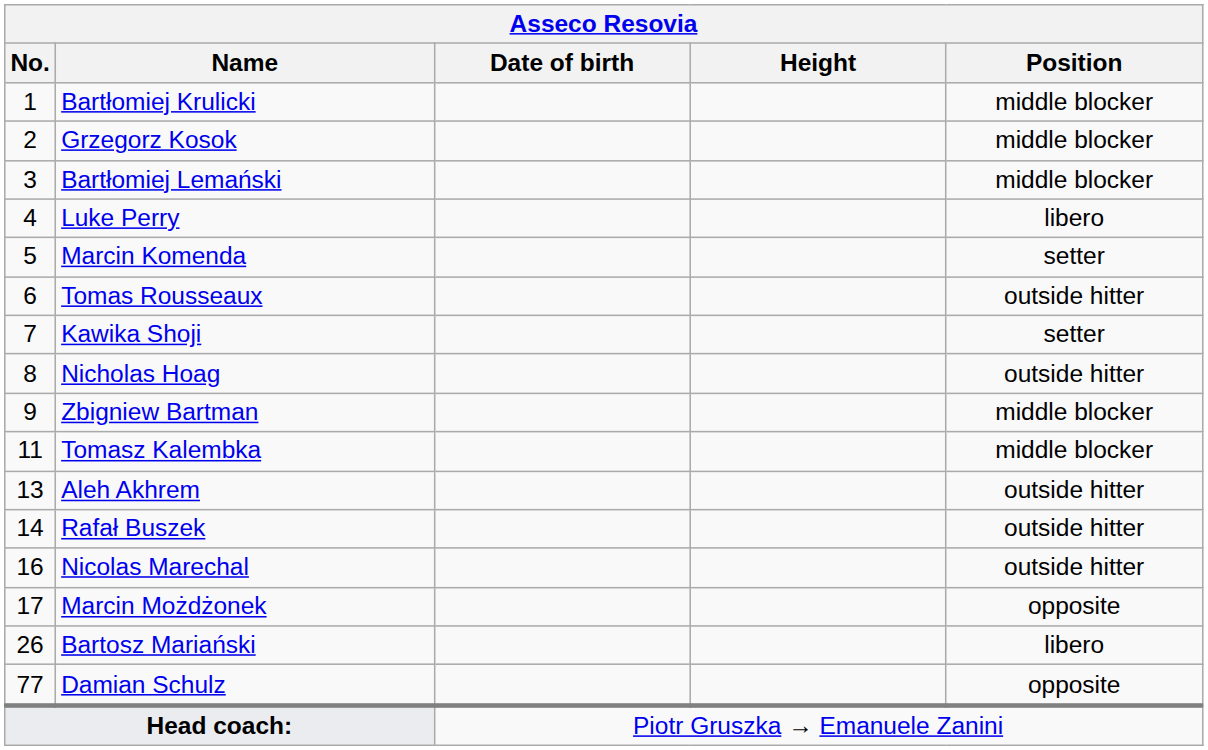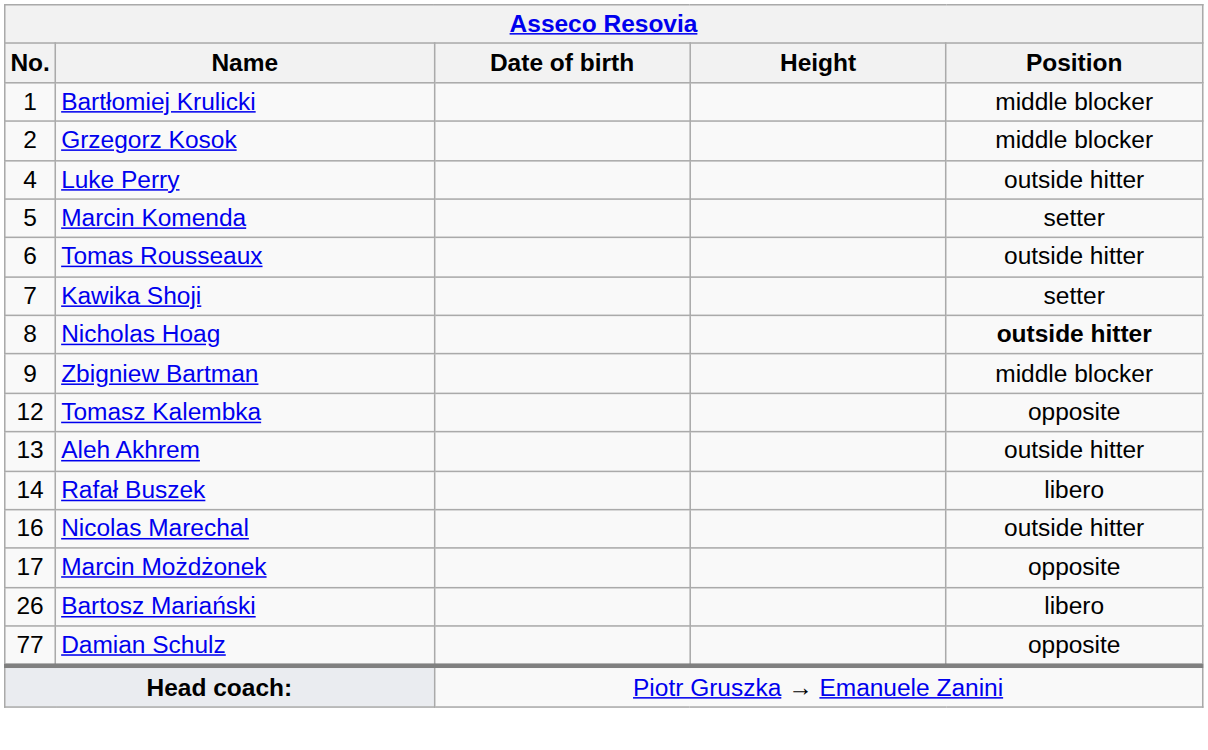- row: (171, 179)
(1074, 218) libero -> (1074, 179) outside hitter
(1074, 373) normal -> (1074, 334) bold
(30, 450) 11 -> (30, 412) 12
(1074, 450) middle blocker -> (1074, 412) opposite
(1074, 528) outside hitter -> (1074, 489) libero
